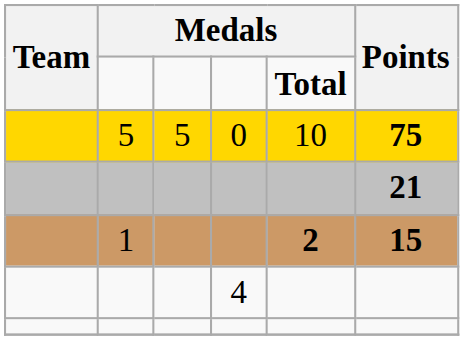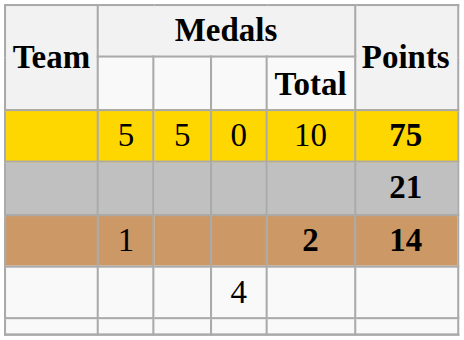(406, 239) 15 -> (406, 239) 14
